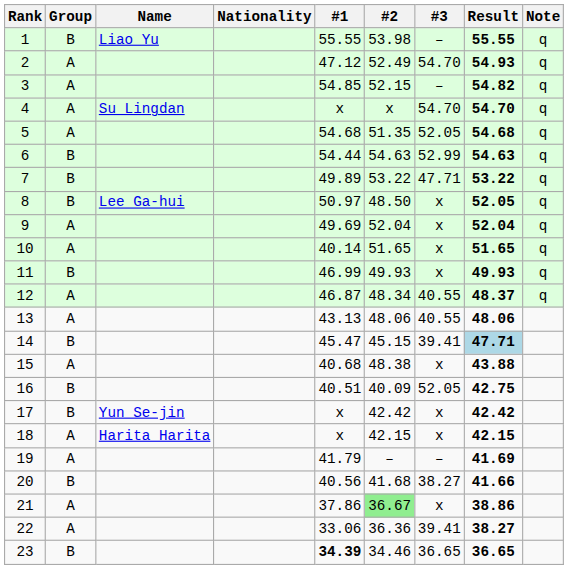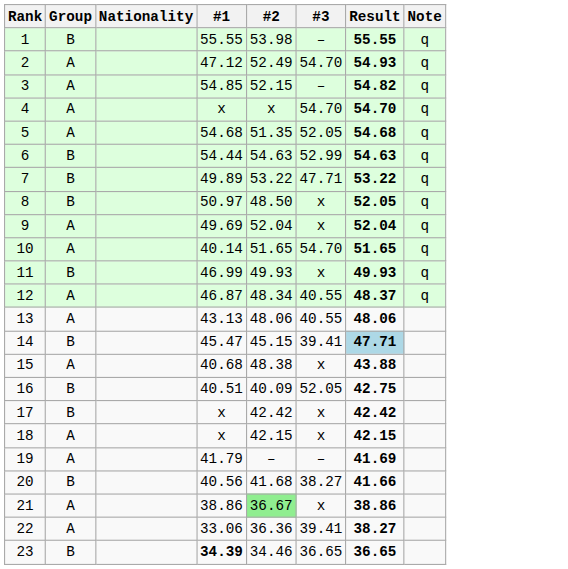- column: (155, 16)
(439, 249) x -> (321, 249) 54.70
(340, 506) 37.86 -> (221, 506) 38.86
